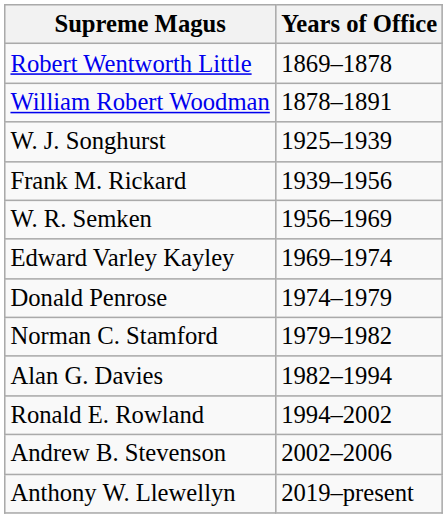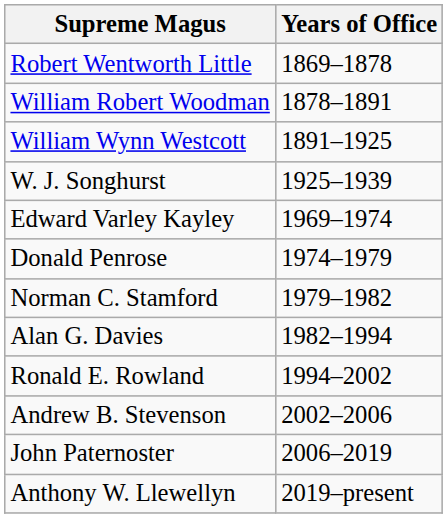+ row: (128, 141)
- row: (98, 180)
- row: (81, 219)
+ row: (92, 453)
